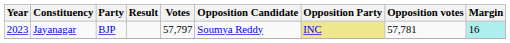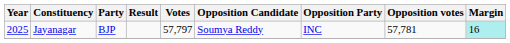(18, 30) 2023 -> (18, 30) 2025
(313, 30) khaki background -> (313, 30) no background
